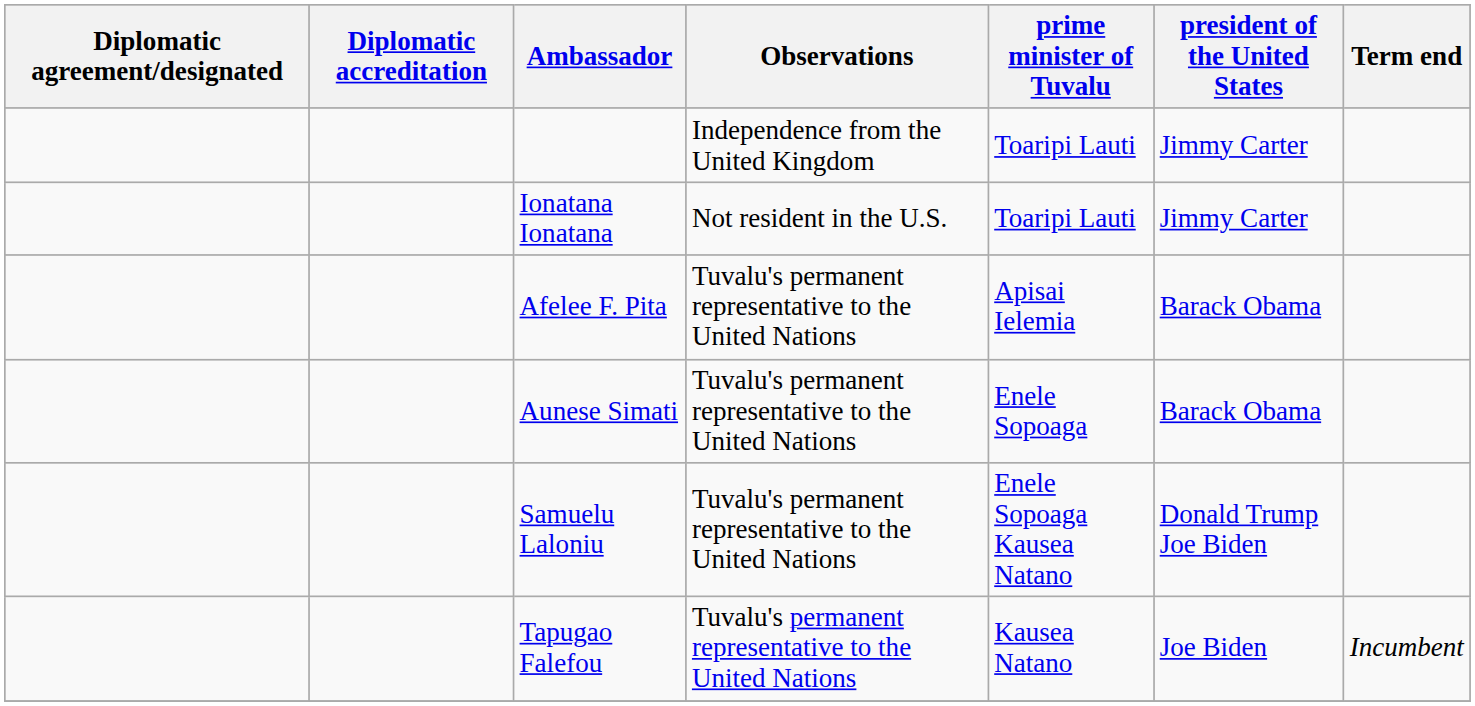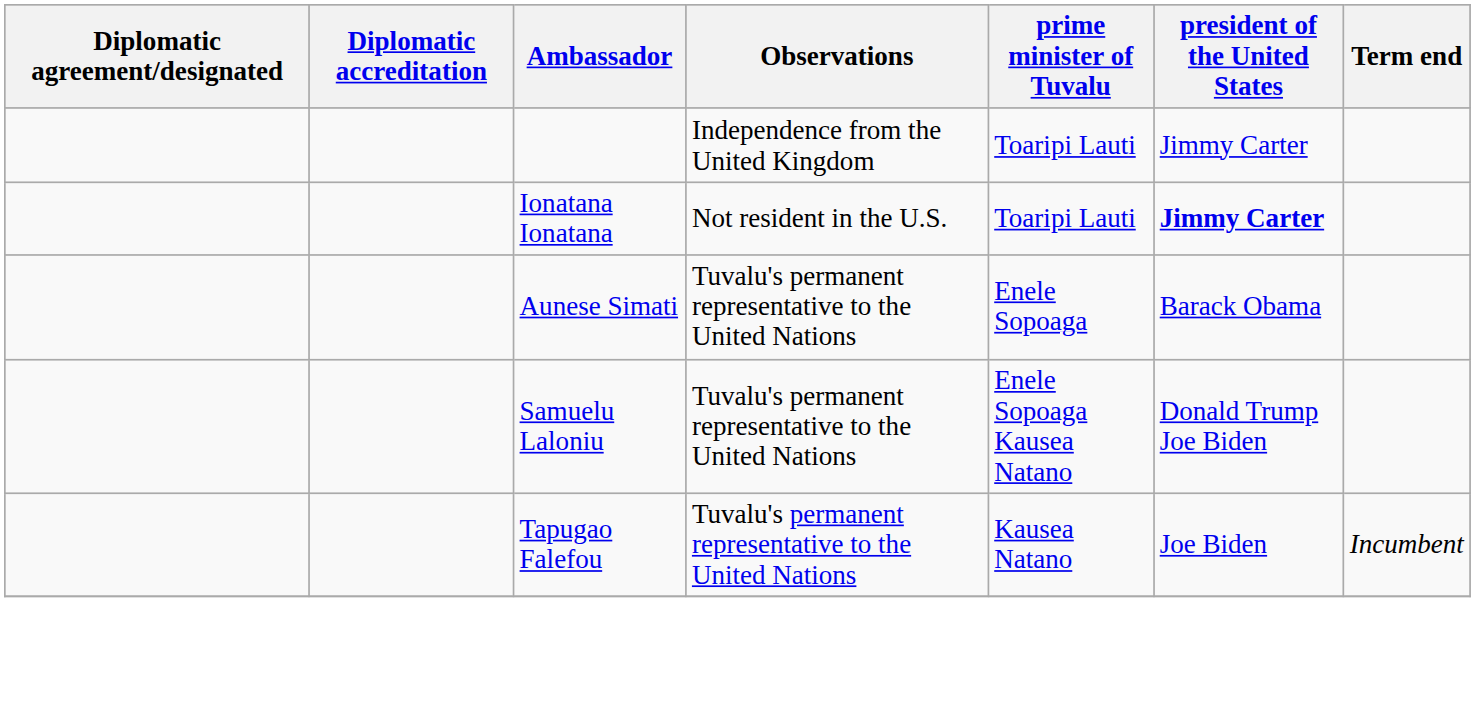(1234, 218) normal -> (1242, 218) bold
- row: (593, 306)
